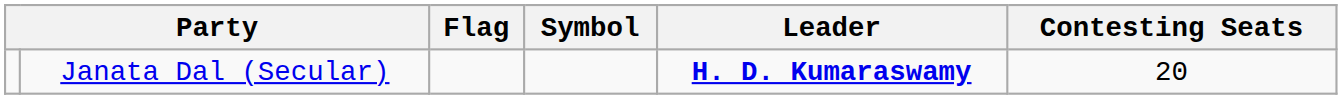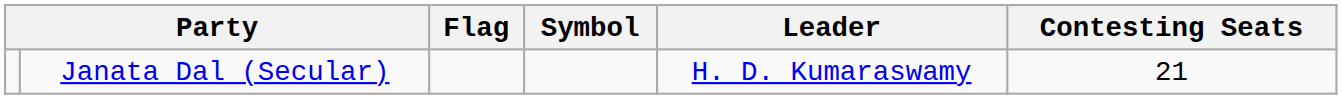(832, 72) bold -> (832, 72) normal
(1171, 72) 20 -> (1171, 72) 21
